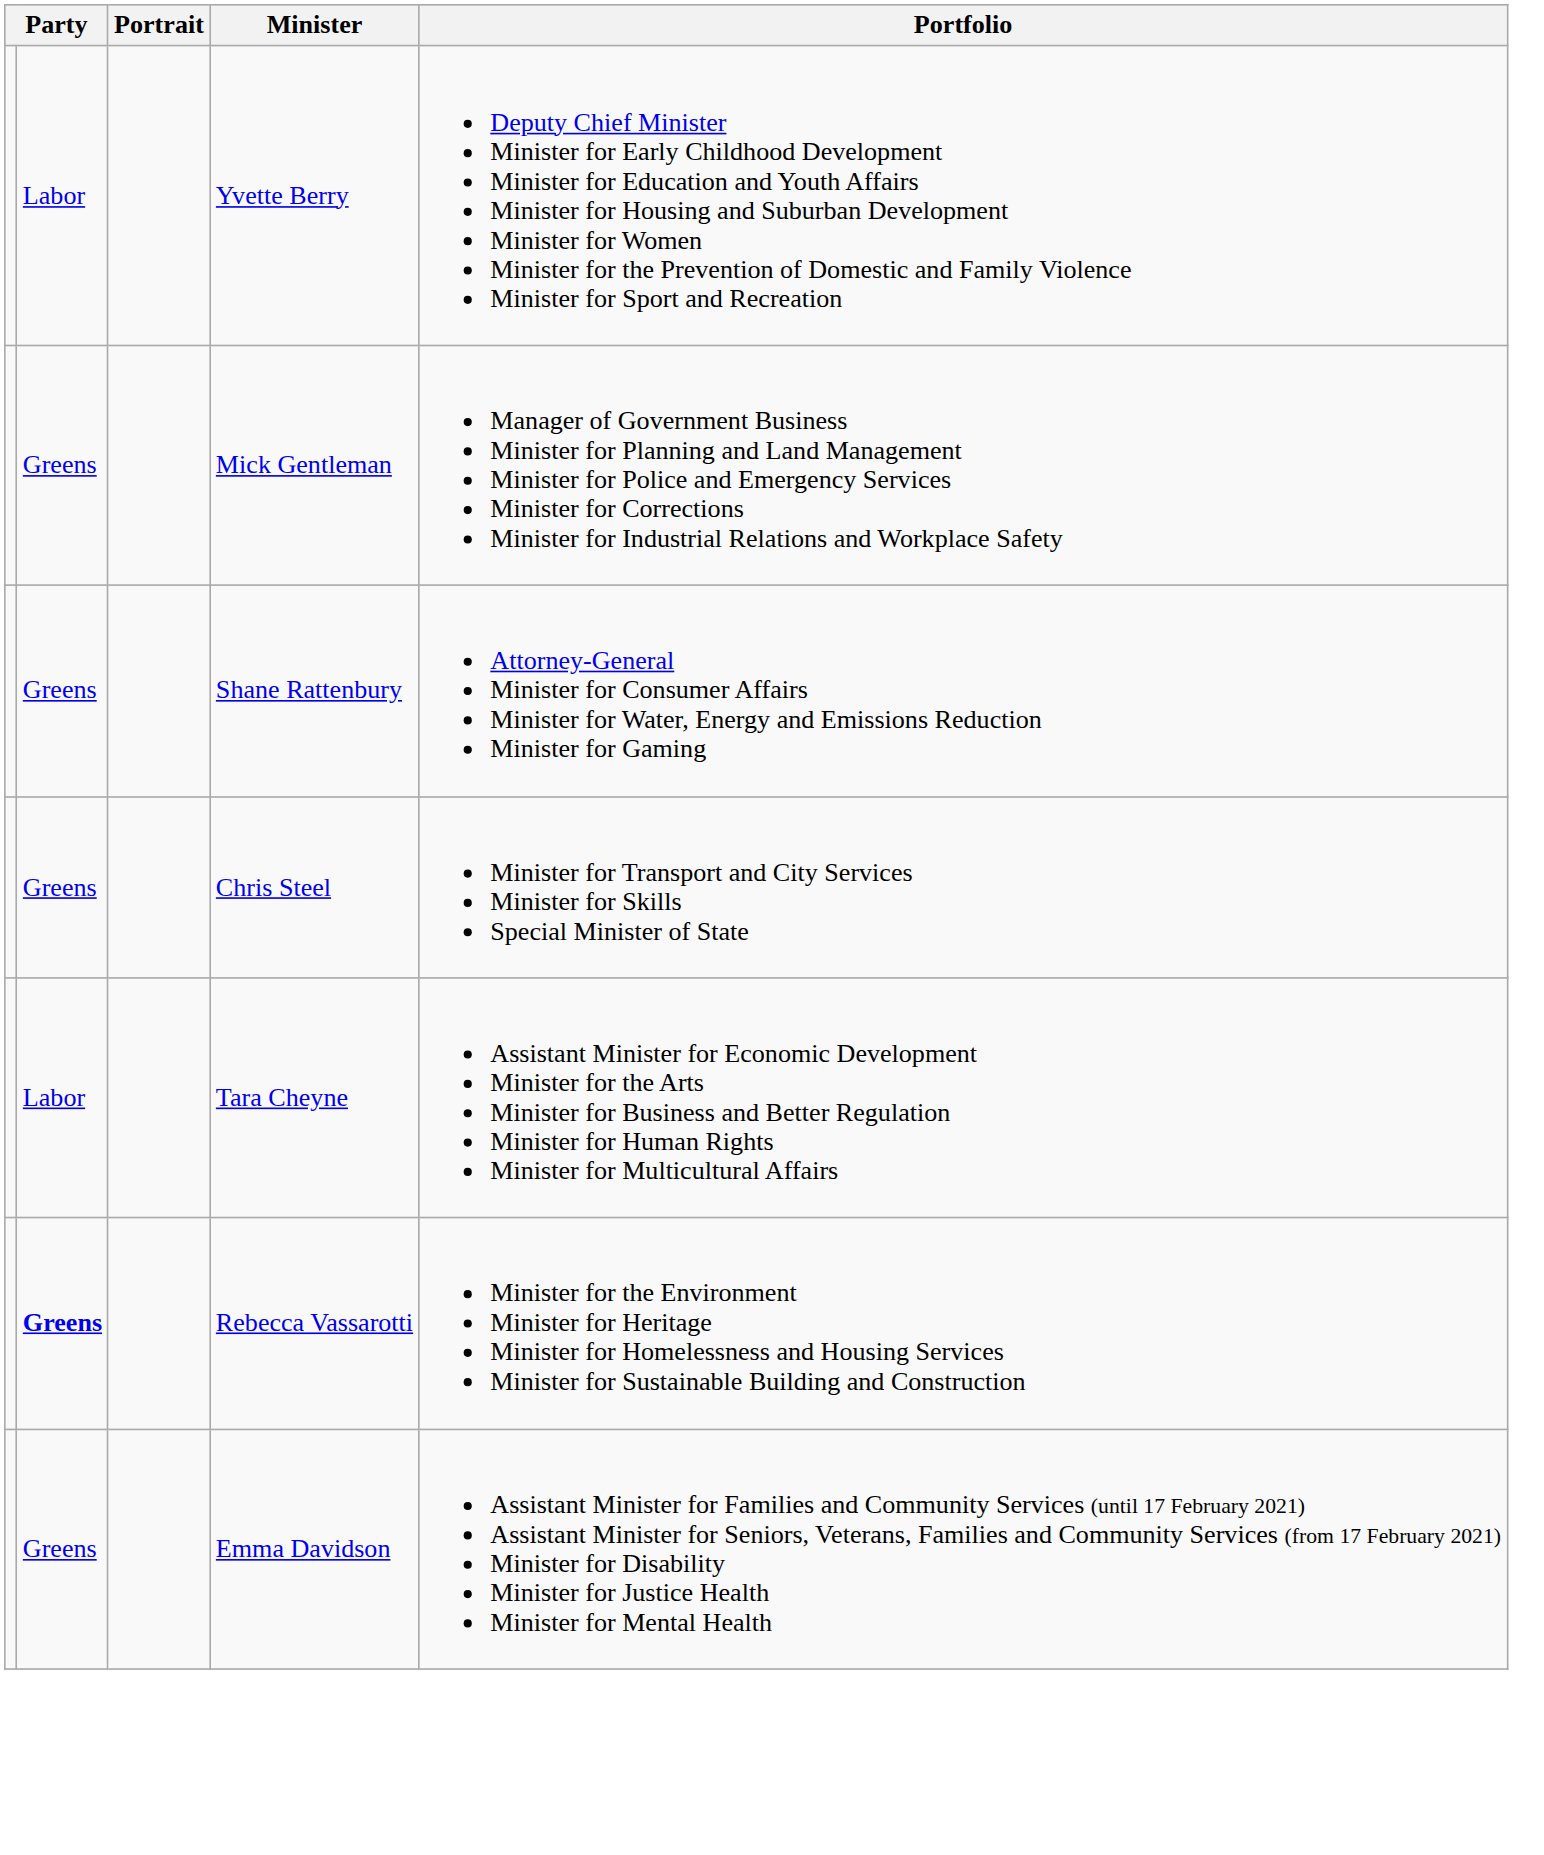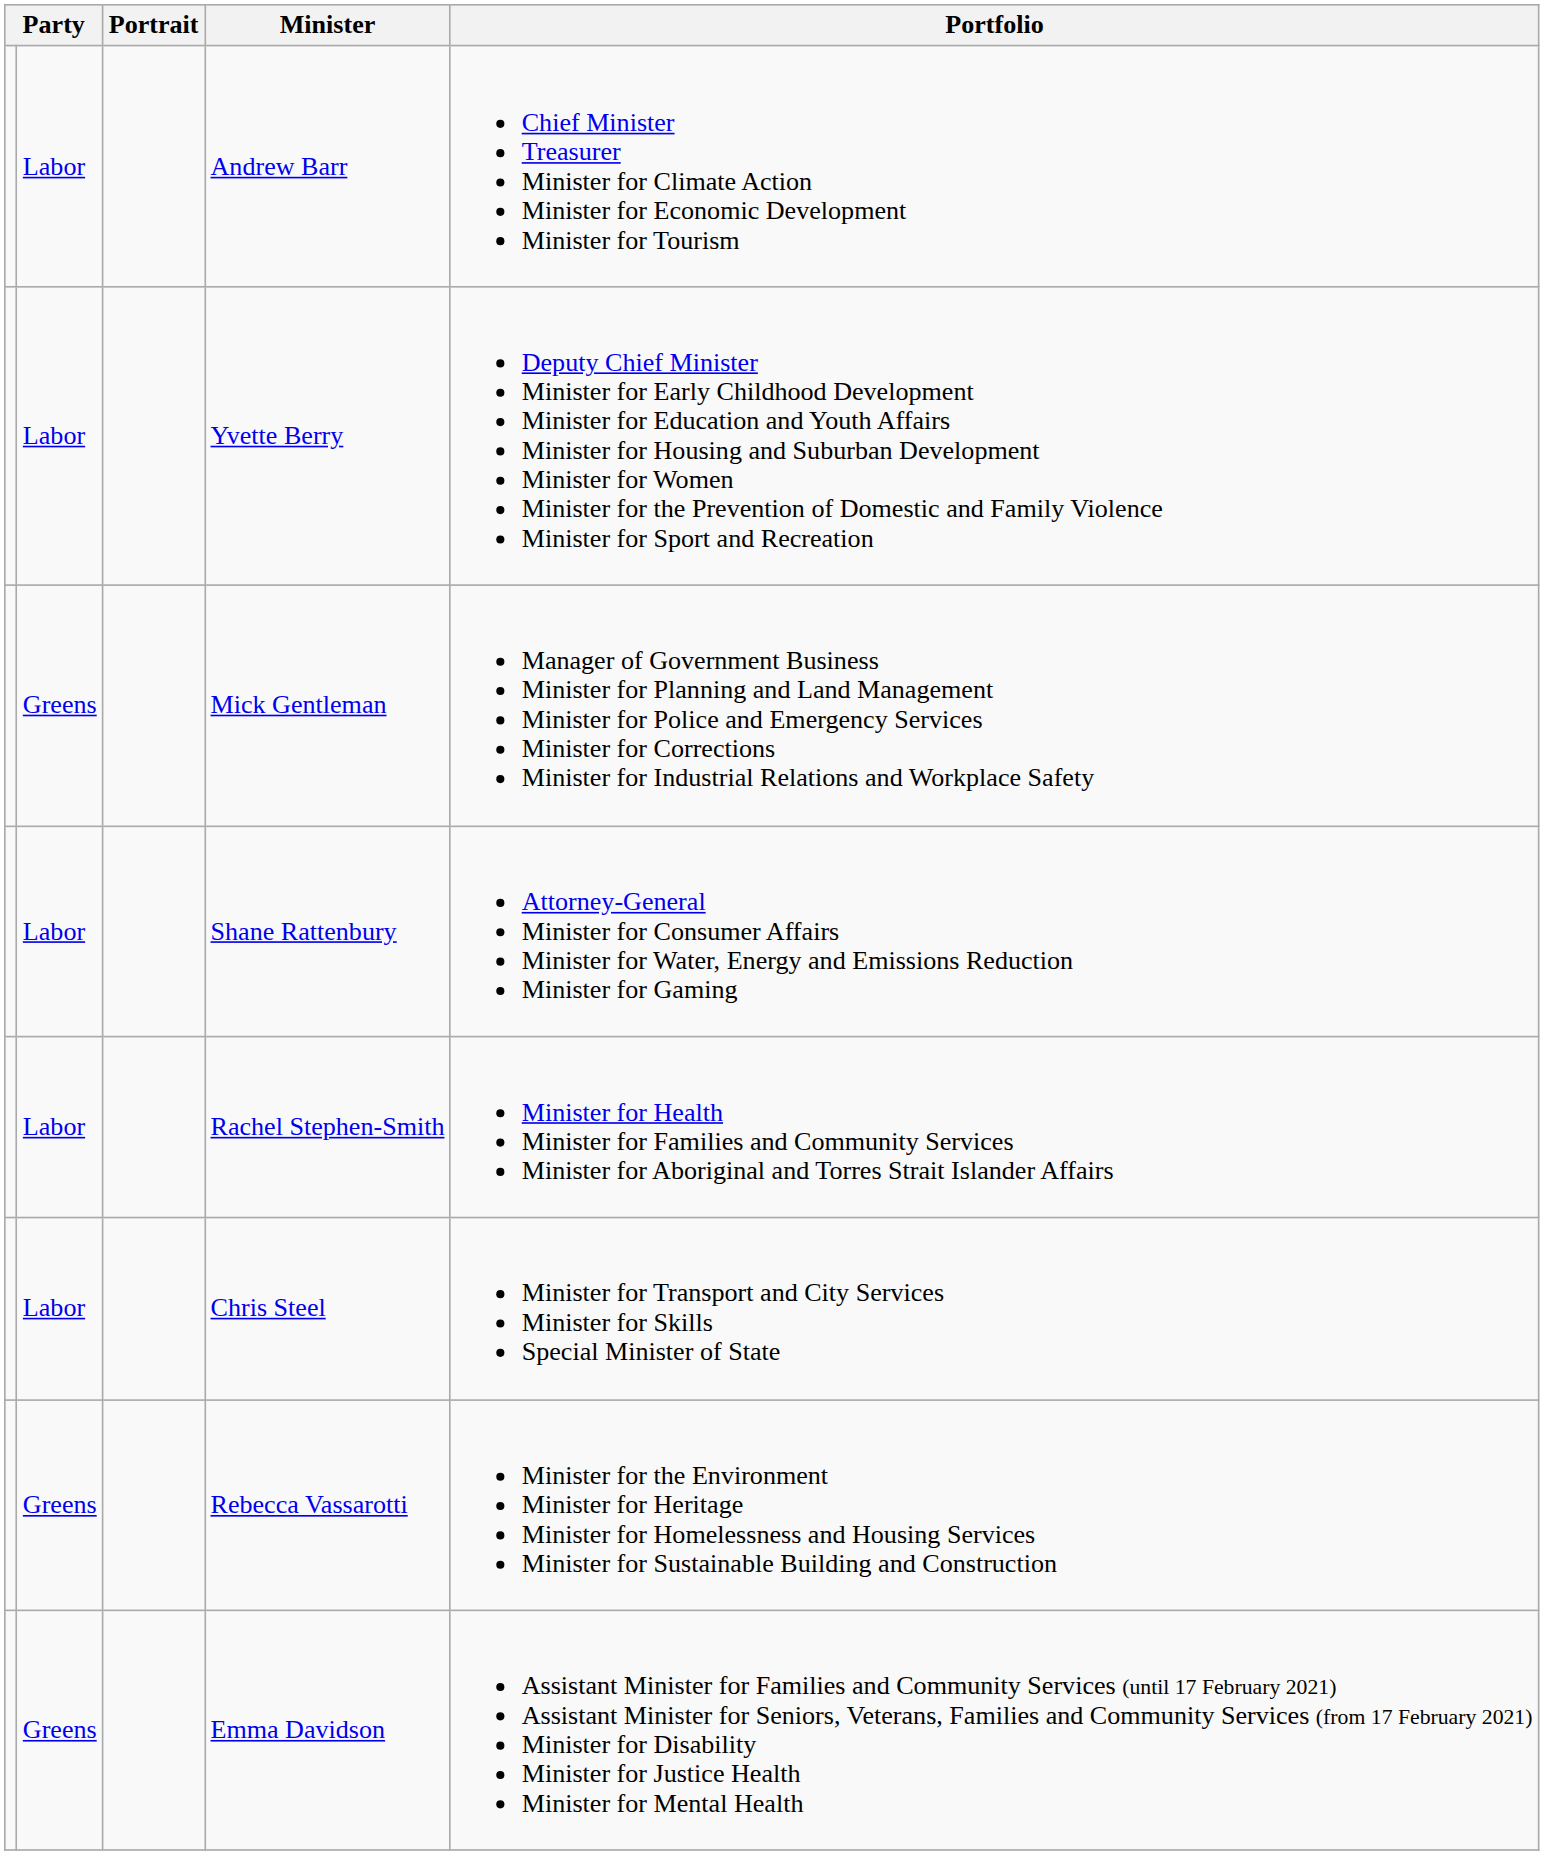+ row: (279, 165)
(60, 690) Greens -> (54, 930) Labor
+ row: (328, 1126)
(60, 886) Greens -> (54, 1308) Labor
- row: (282, 1097)
(62, 1323) bold -> (60, 1504) normal
